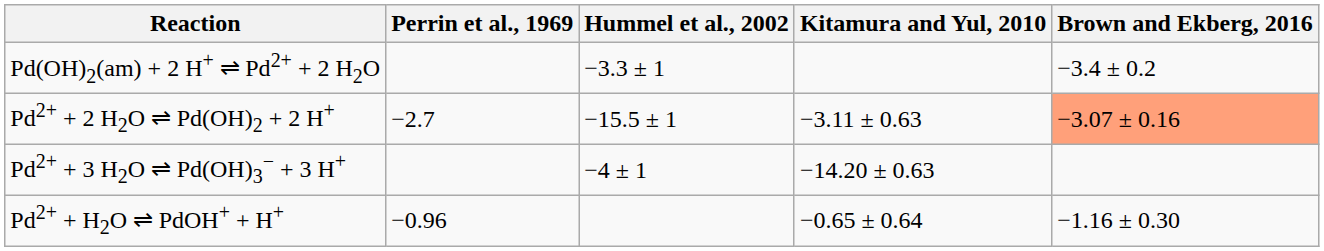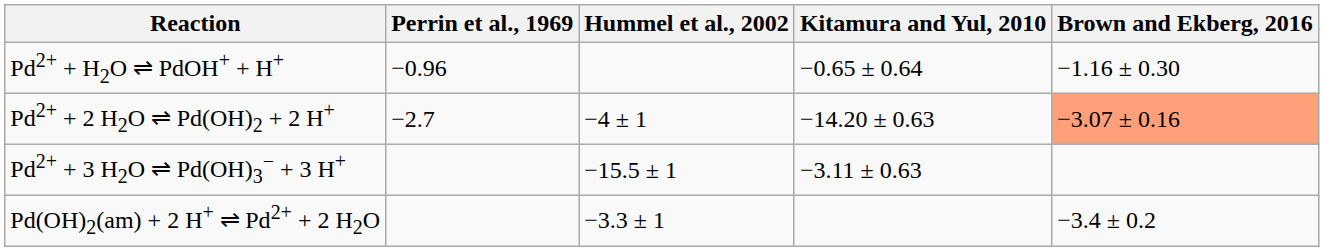rows swapped: (147, 220) <-> (195, 67)
(631, 118) −15.5 ± 1 -> (616, 118) −4 ± 1
(861, 118) −3.11 ± 0.63 -> (867, 118) −14.20 ± 0.63
(616, 169) −4 ± 1 -> (631, 169) −15.5 ± 1
(867, 169) −14.20 ± 0.63 -> (861, 169) −3.11 ± 0.63
